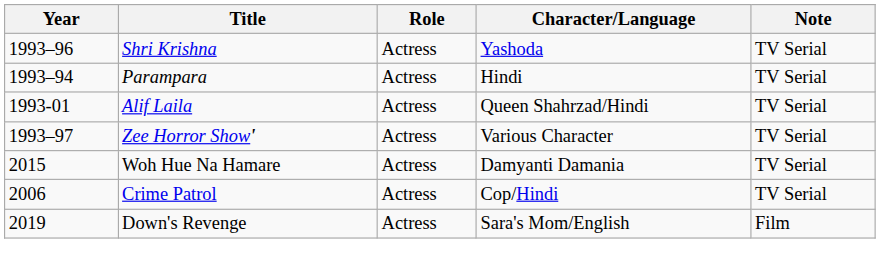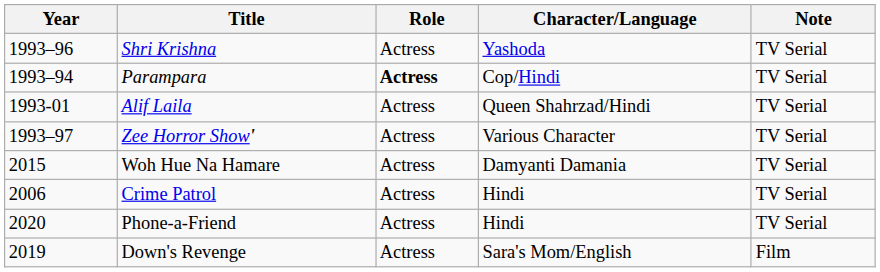(409, 77) normal -> (409, 77) bold
(502, 77) Hindi -> (521, 77) Cop/Hindi
(519, 194) Cop/Hindi -> (503, 194) Hindi
+ row: (179, 223)
